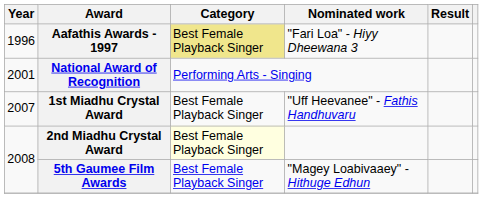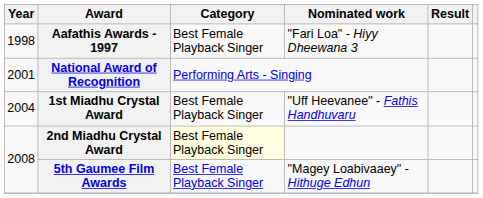(21, 41) 1996 -> (21, 41) 1998
(218, 41) khaki background -> (218, 41) no background
(21, 108) 2007 -> (21, 108) 2004
